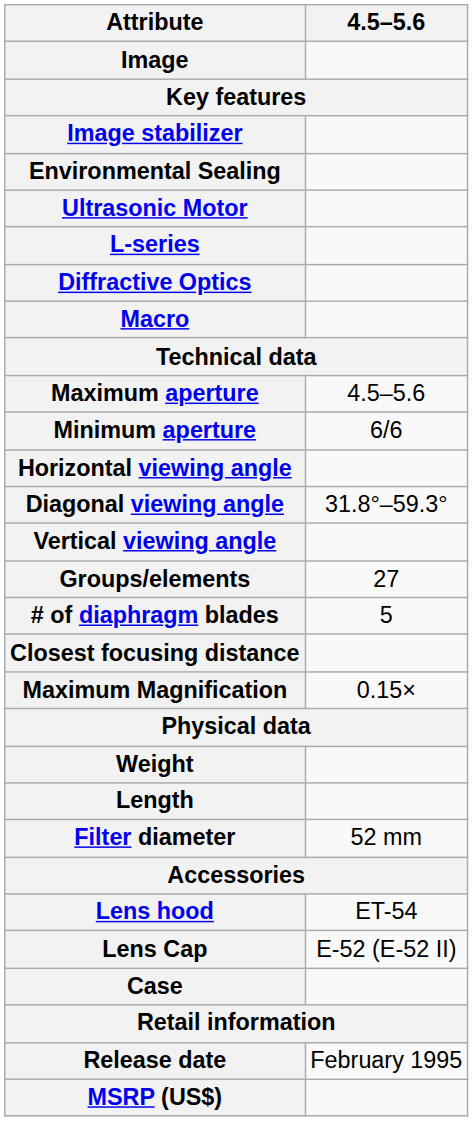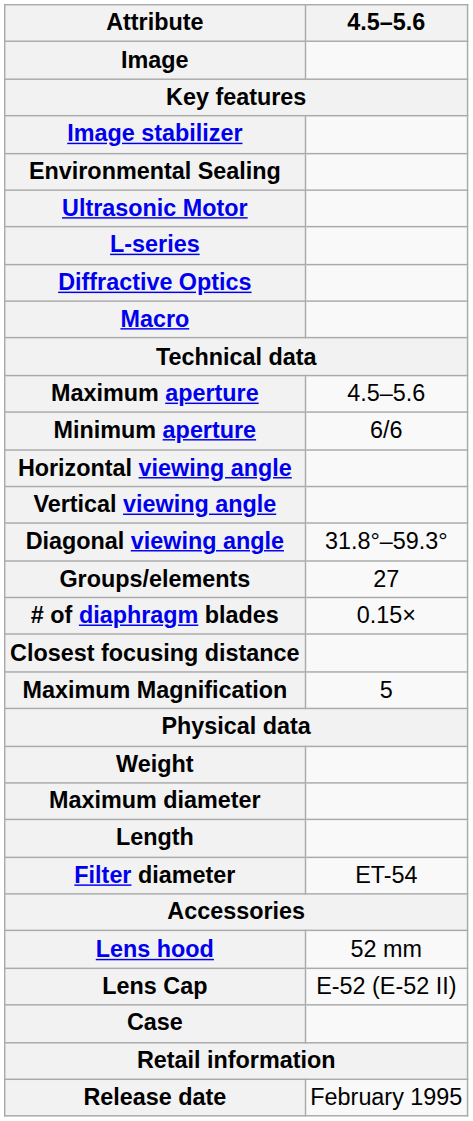rows swapped: (155, 541) <-> (155, 504)
(386, 615) 5 -> (386, 615) 0.15×
(386, 689) 0.15× -> (386, 689) 5
+ row: (155, 801)
(386, 838) 52 mm -> (386, 875) ET-54
(386, 912) ET-54 -> (386, 949) 52 mm
- row: (155, 1097)
